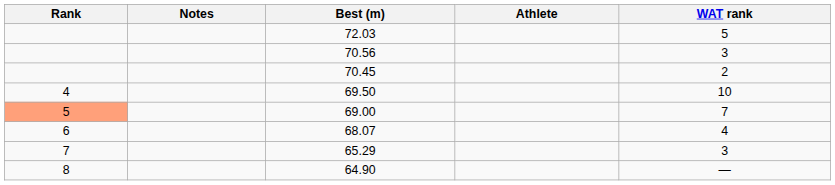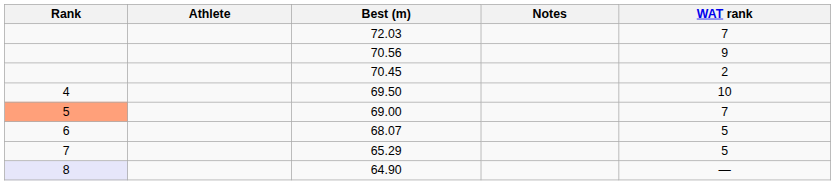columns swapped: (537, 14) <-> (197, 14)
(725, 33) 5 -> (725, 33) 7
(725, 53) 3 -> (725, 53) 9
(725, 131) 4 -> (725, 131) 5
(725, 151) 3 -> (725, 151) 5
(66, 170) no background -> (66, 170) lavender background
